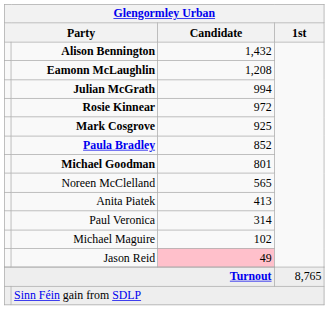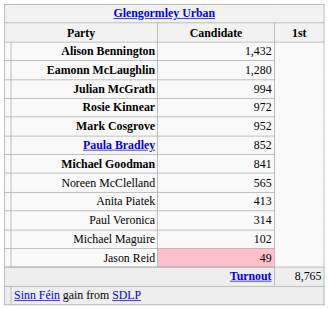(258, 70) 1,208 -> (258, 70) 1,280
(263, 126) 925 -> (263, 126) 952
(263, 164) 801 -> (263, 164) 841
